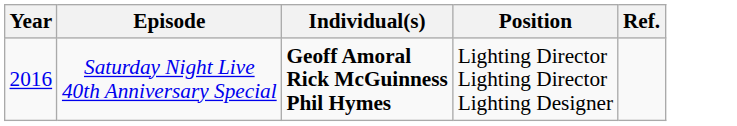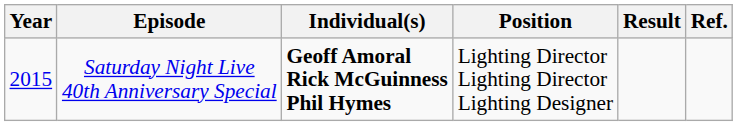+ column: (652, 21)
(31, 79) 2016 -> (31, 79) 2015
